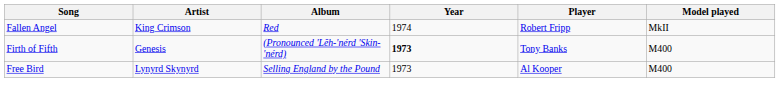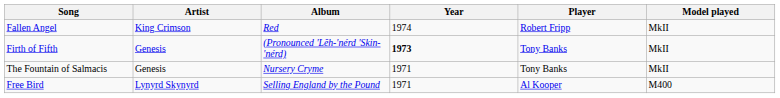(660, 48) M400 -> (659, 48) MkII
+ row: (57, 69)
(402, 69) 1973 -> (402, 85) 1971
